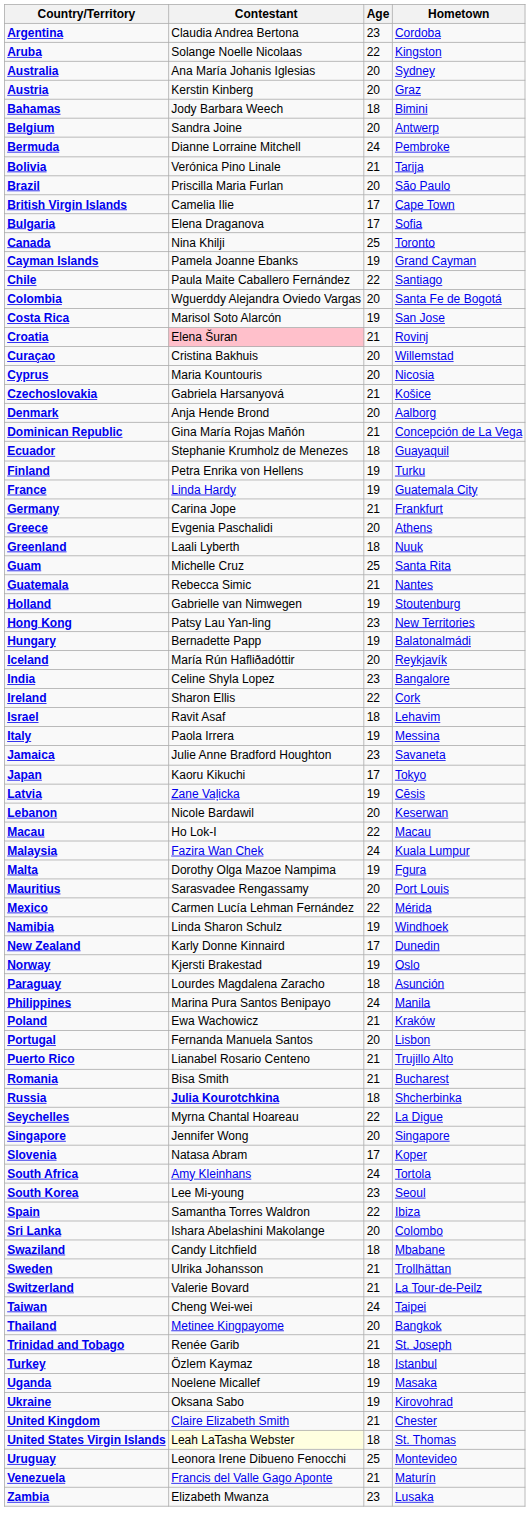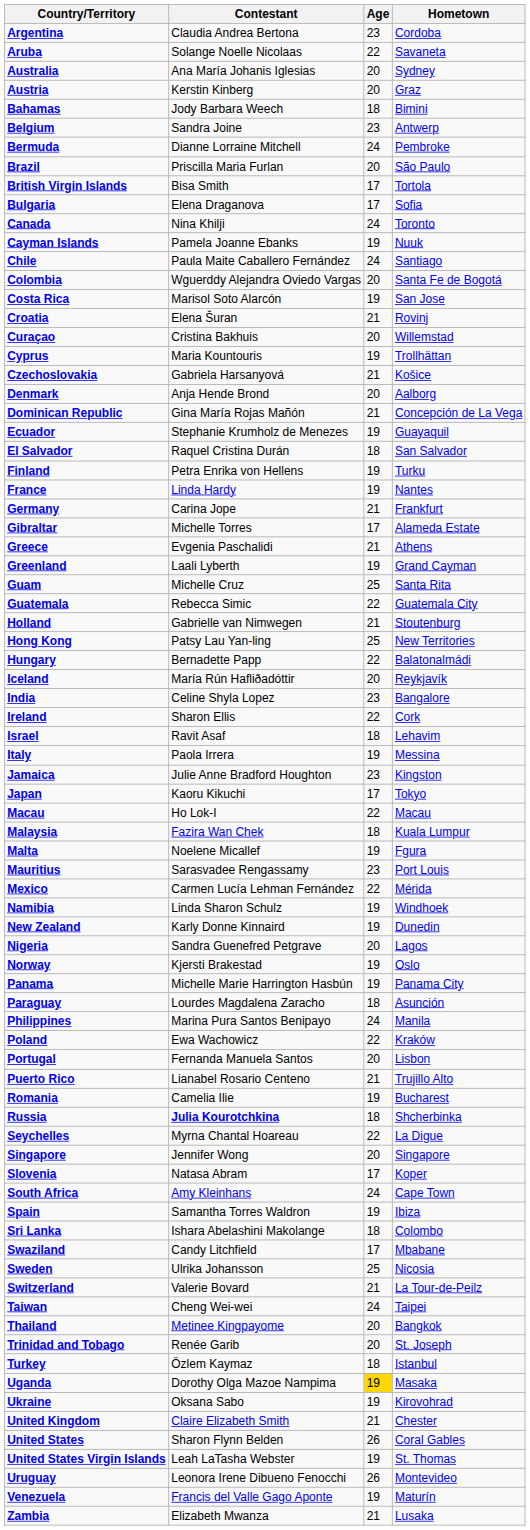(418, 52) Kingston -> (420, 52) Savaneta
(373, 128) 20 -> (373, 128) 23
- row: (27, 166)
(203, 204) Camelia Ilie -> (200, 185) Bisa Smith
(425, 204) Cape Town -> (413, 185) Tortola
(373, 242) 25 -> (373, 223) 24
(436, 261) Grand Cayman -> (409, 242) Nuuk
(373, 280) 22 -> (373, 261) 24
(204, 337) pink background -> (204, 318) no background
(373, 375) 20 -> (373, 356) 19
(415, 375) Nicosia -> (423, 356) Trollhättan
(373, 451) 18 -> (373, 432) 19
+ row: (40, 451)
(436, 489) Guatemala City -> (414, 489) Nantes
+ row: (32, 527)
(373, 527) 20 -> (373, 546) 21
(373, 546) 18 -> (373, 565) 19
(409, 546) Nuuk -> (436, 565) Grand Cayman
(373, 584) 21 -> (373, 603) 22
(414, 584) Nantes -> (436, 603) Guatemala City
(373, 603) 19 -> (373, 622) 21
(373, 622) 23 -> (373, 641) 25
(373, 641) 19 -> (373, 660) 22
(420, 755) Savaneta -> (418, 774) Kingston
- row: (25, 793)
- row: (32, 812)
(373, 850) 24 -> (373, 831) 18
(254, 870) Dorothy Olga Mazoe Nampima -> (216, 850) Noelene Micallef
(373, 889) 20 -> (373, 870) 23
(373, 946) 17 -> (373, 927) 19
+ row: (28, 946)
+ row: (30, 984)
(373, 1022) 21 -> (373, 1041) 22
(200, 1079) Bisa Smith -> (203, 1098) Camelia Ilie
(373, 1079) 21 -> (373, 1098) 19
(413, 1174) Tortola -> (425, 1193) Cape Town
- row: (43, 1193)
(373, 1212) 22 -> (373, 1212) 19
(373, 1231) 20 -> (373, 1231) 18
(373, 1250) 18 -> (373, 1250) 17
(373, 1269) 21 -> (373, 1269) 25
(423, 1269) Trollhättan -> (415, 1269) Nicosia
(373, 1345) 21 -> (373, 1345) 20
(216, 1383) Noelene Micallef -> (254, 1383) Dorothy Olga Mazoe Nampima
(373, 1383) no background -> (373, 1383) gold background
+ row: (46, 1440)
(233, 1440) lightyellow background -> (233, 1459) no background
(373, 1440) 18 -> (373, 1459) 19
(373, 1459) 25 -> (373, 1478) 26
(373, 1478) 21 -> (373, 1497) 19
(373, 1497) 23 -> (373, 1516) 21
